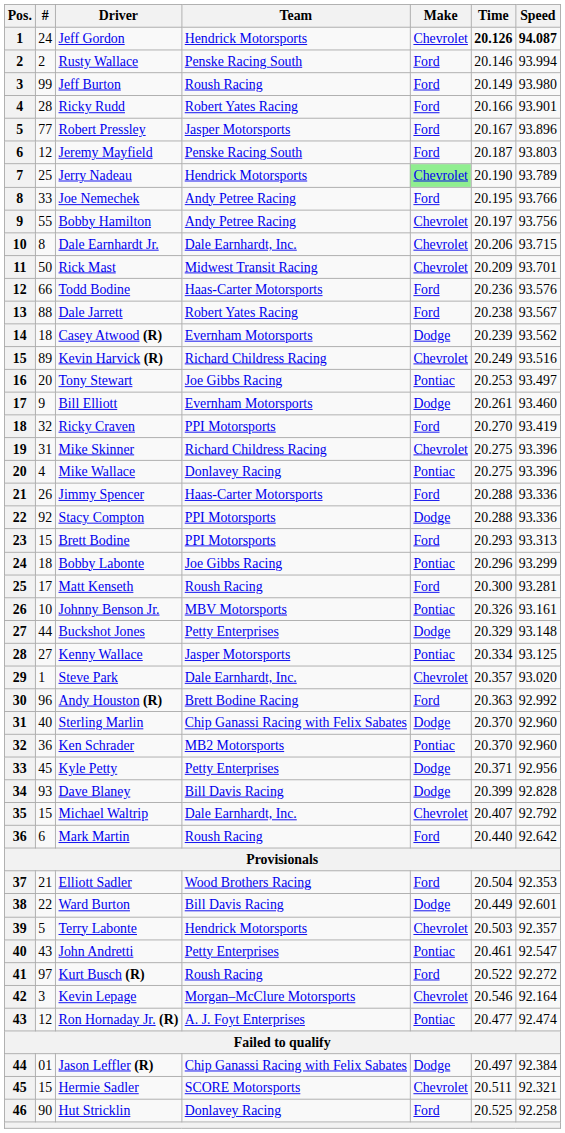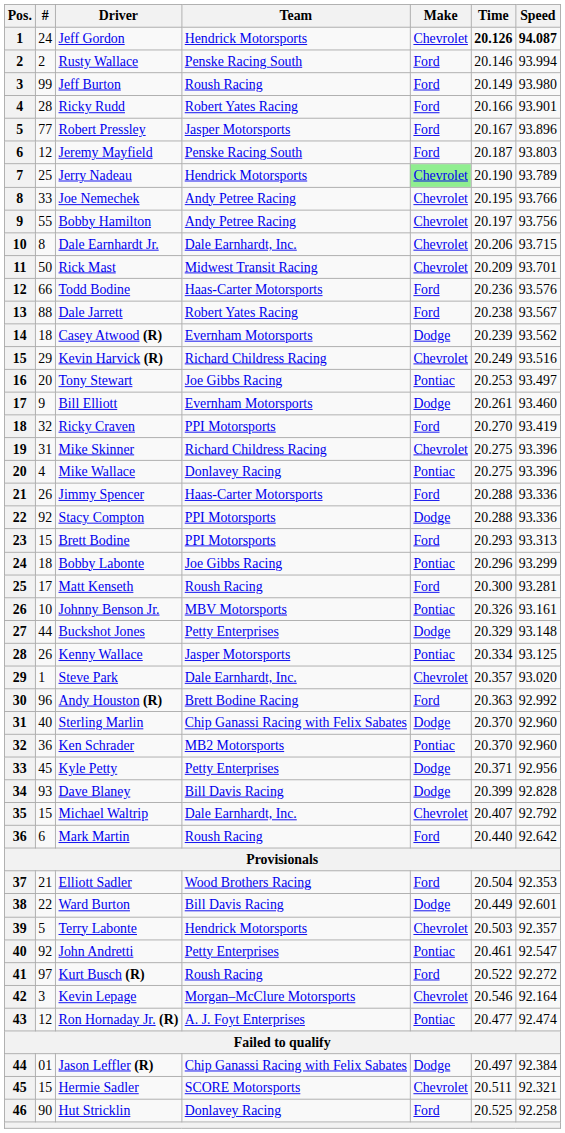(426, 198) Ford -> (441, 198) Chevrolet
(45, 358) 89 -> (45, 358) 29
(45, 654) 27 -> (45, 654) 26
(45, 951) 43 -> (45, 951) 92
